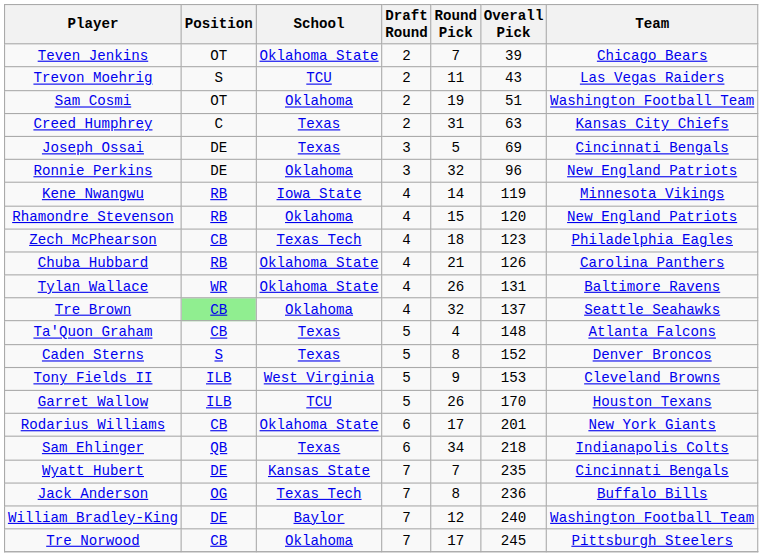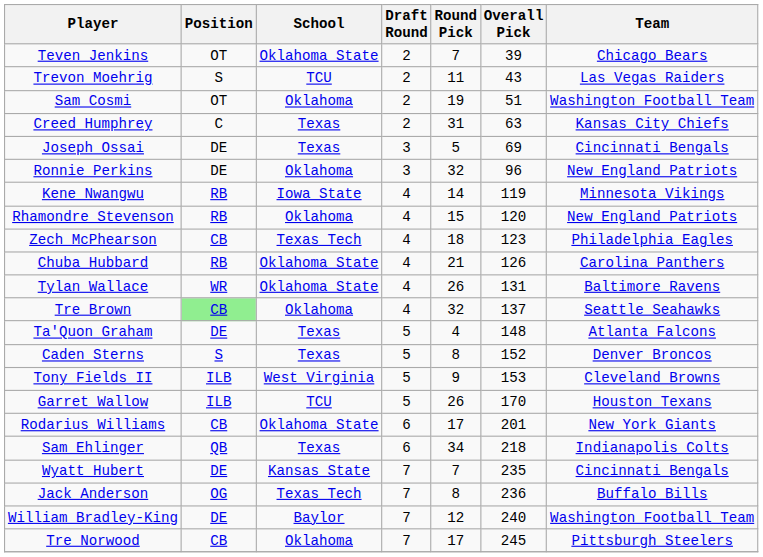(219, 333) CB -> (219, 333) DE
